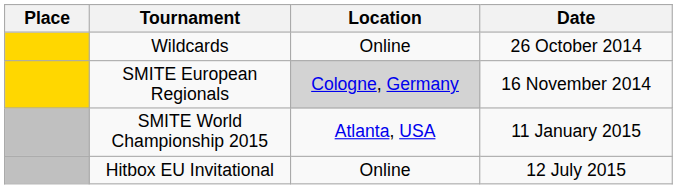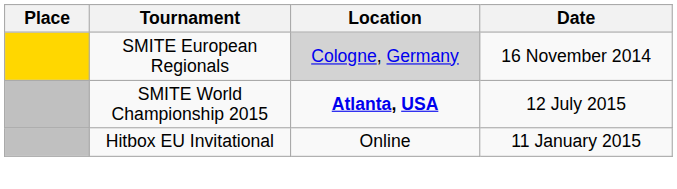- row: (190, 46)
(385, 131) normal -> (385, 103) bold
(576, 131) 11 January 2015 -> (576, 103) 12 July 2015
(576, 169) 12 July 2015 -> (576, 141) 11 January 2015
